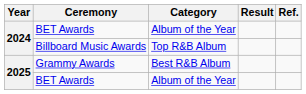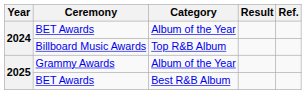(191, 64) Best R&B Album -> (193, 64) Album of the Year
(193, 81) Album of the Year -> (191, 81) Best R&B Album
